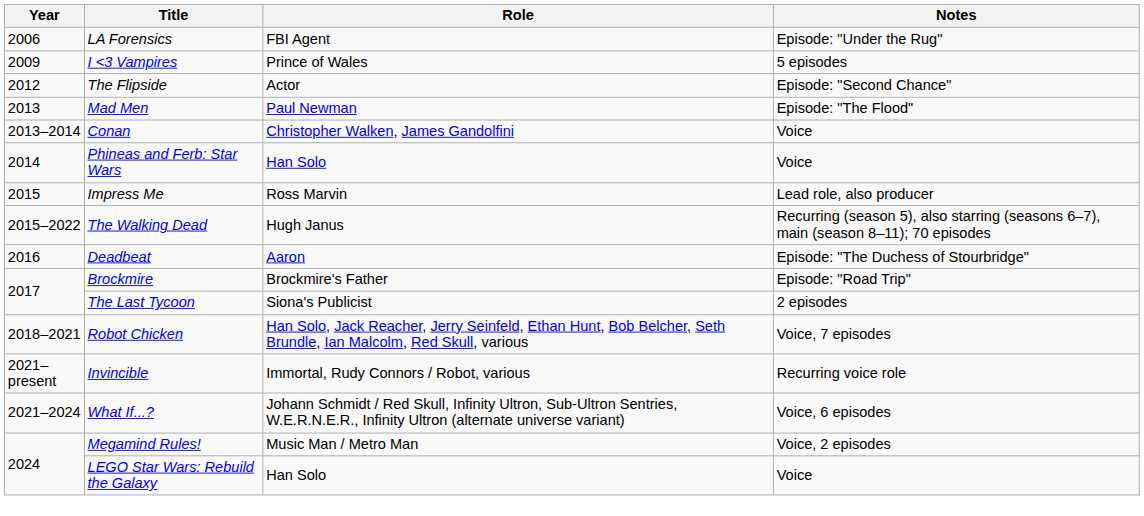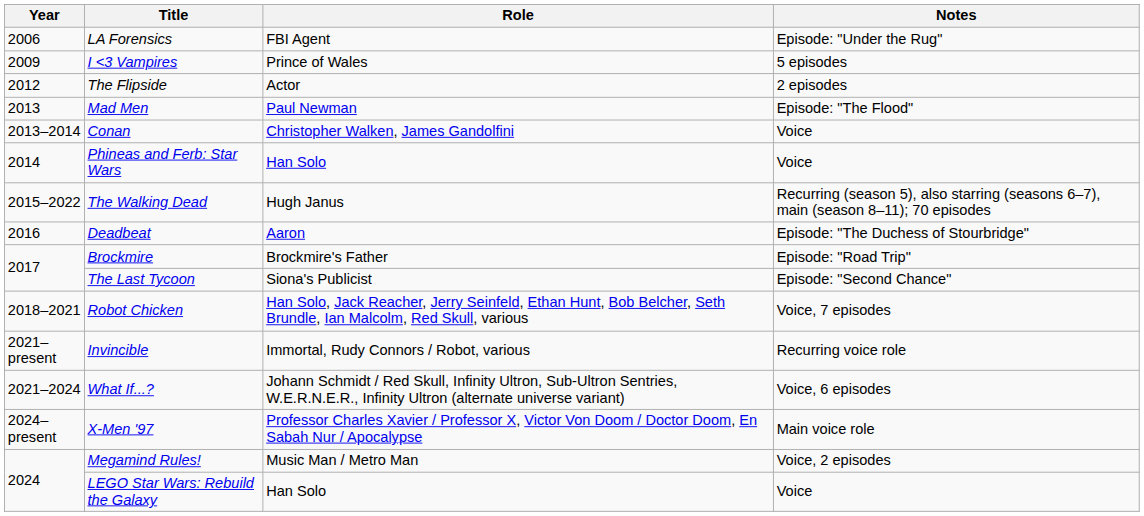(864, 85) Episode: "Second Chance" -> (812, 85) 2 episodes
- row: (126, 194)
(812, 302) 2 episodes -> (864, 279) Episode: "Second Chance"
+ row: (120, 429)
